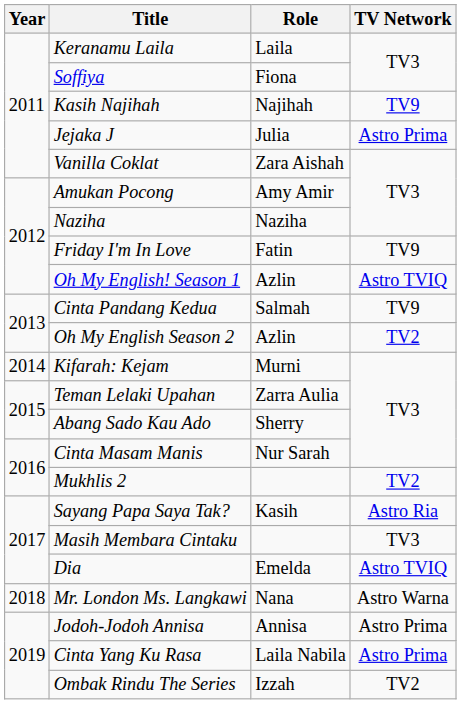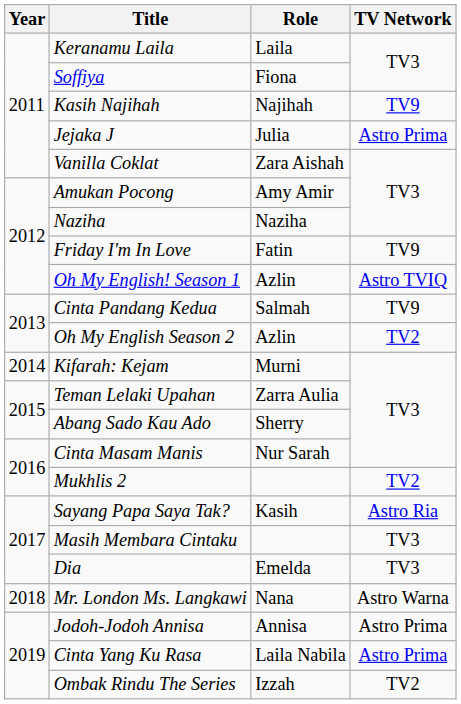(403, 568) Astro TVIQ -> (403, 568) TV3
